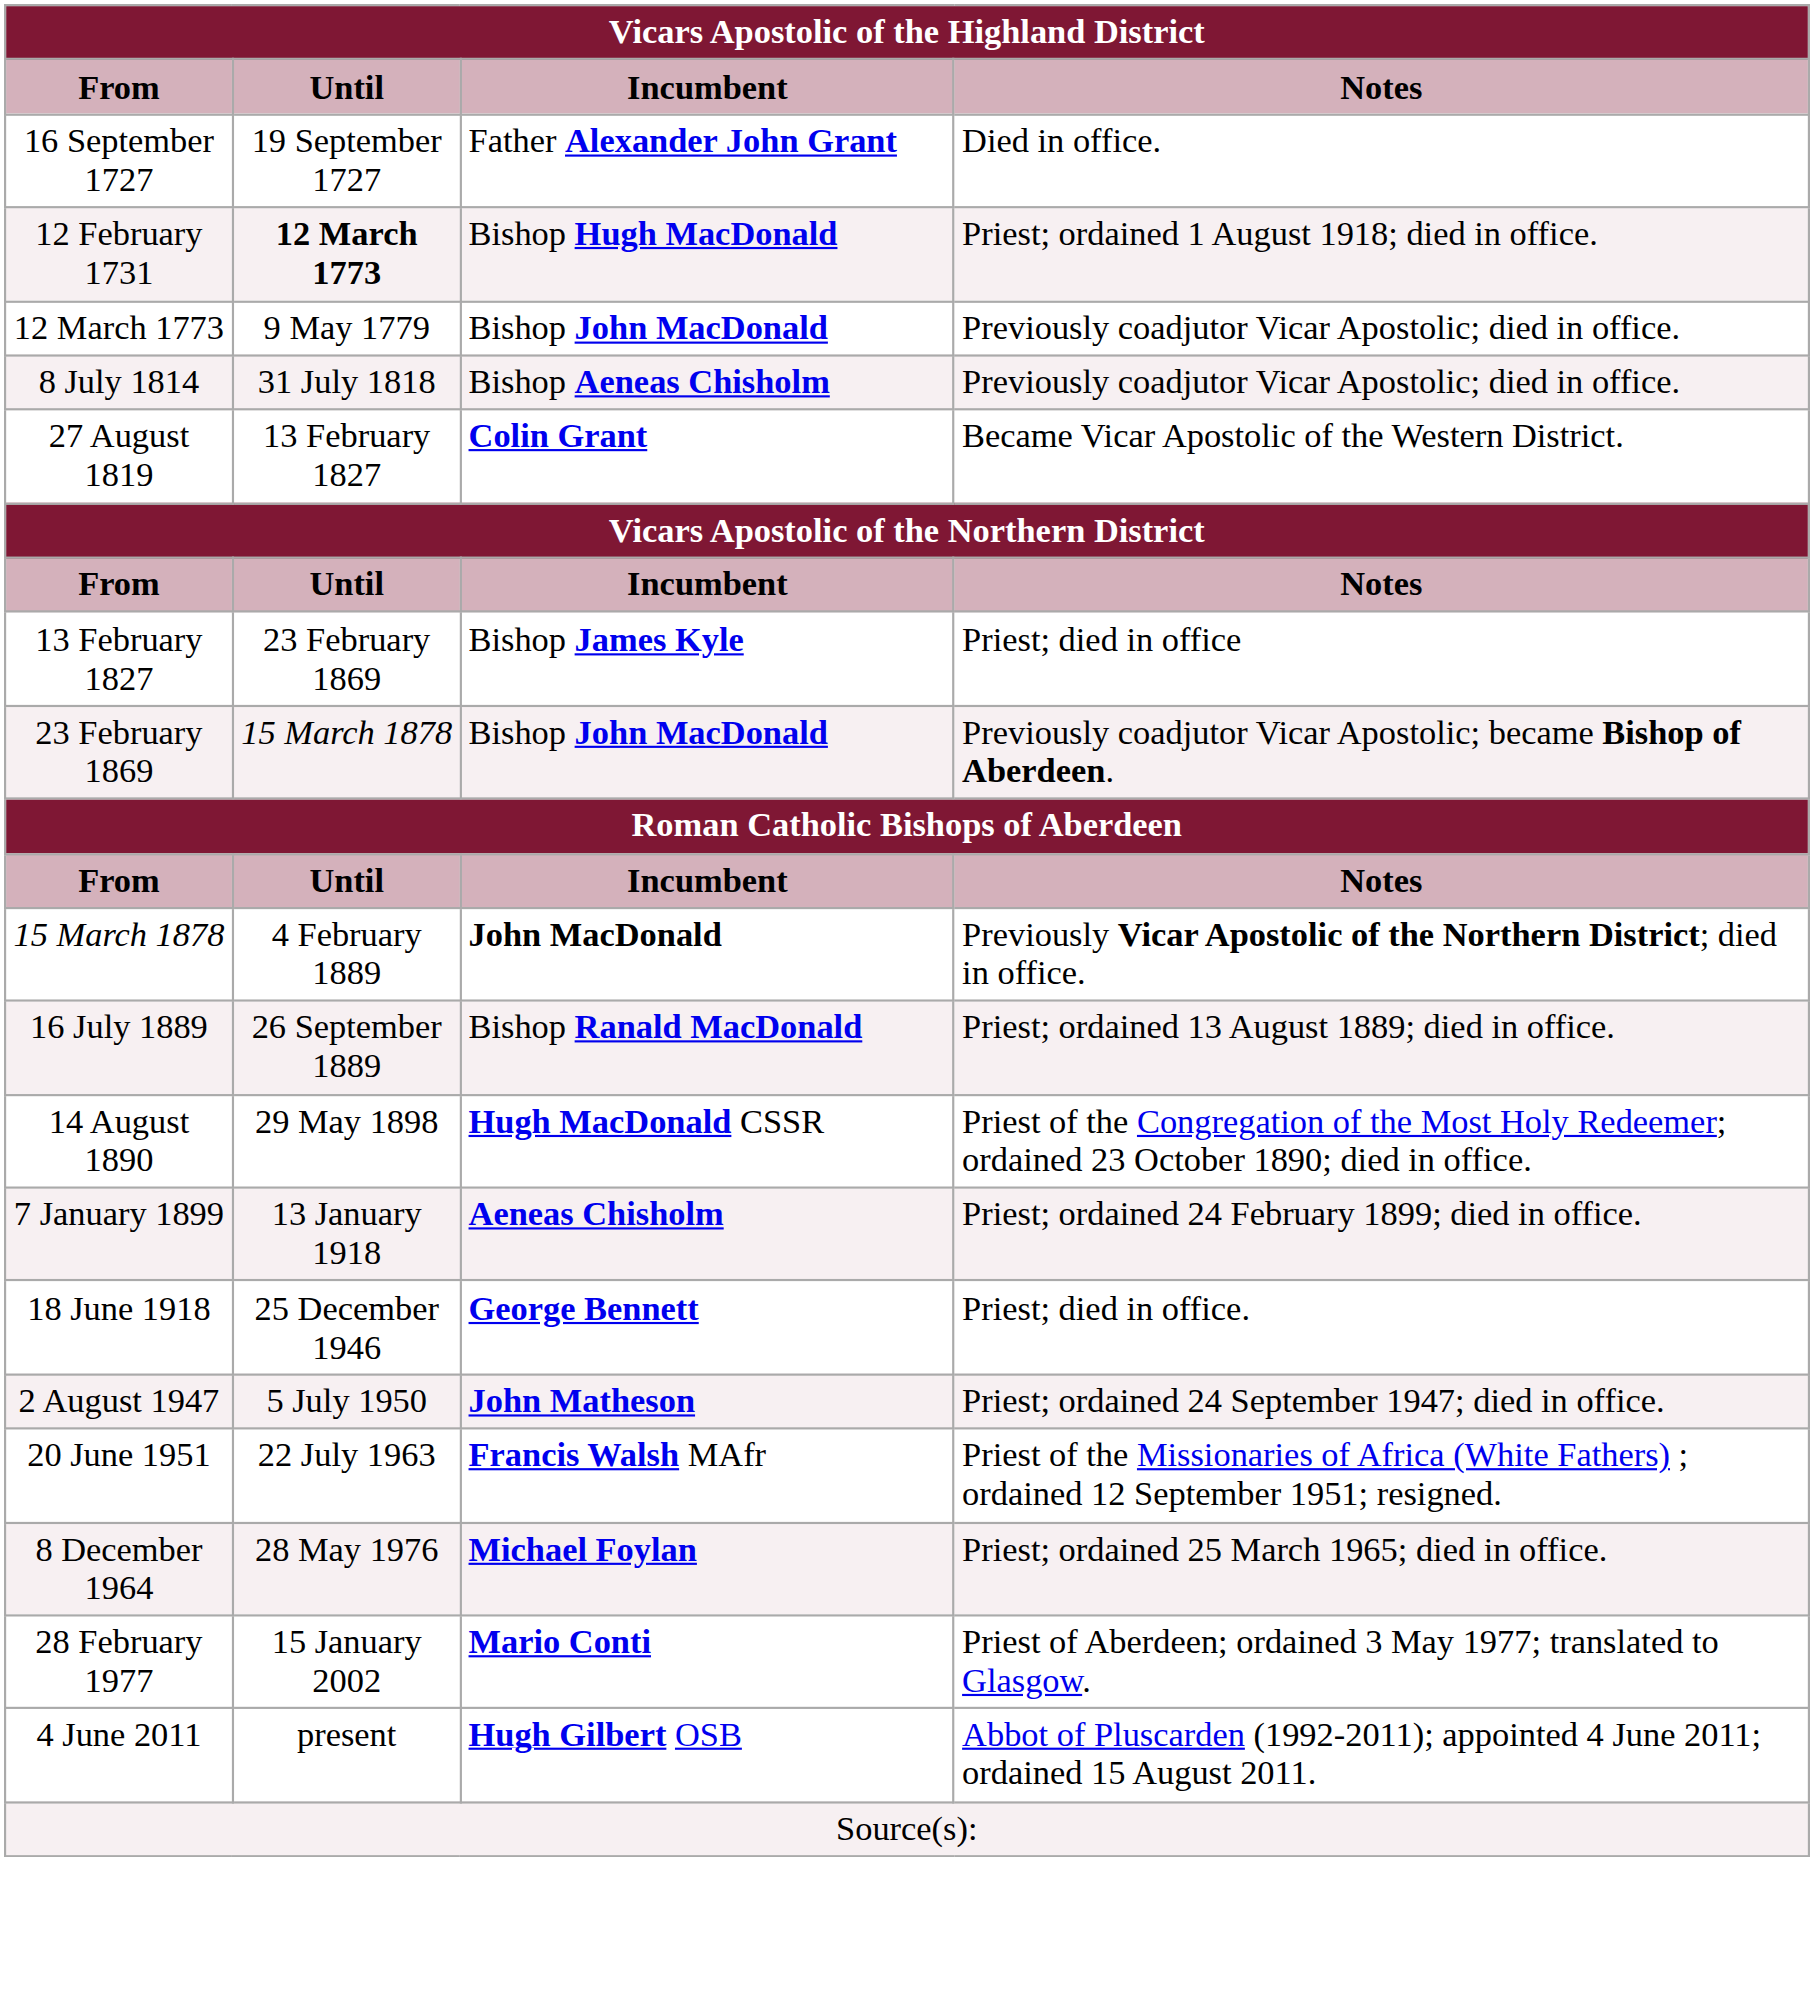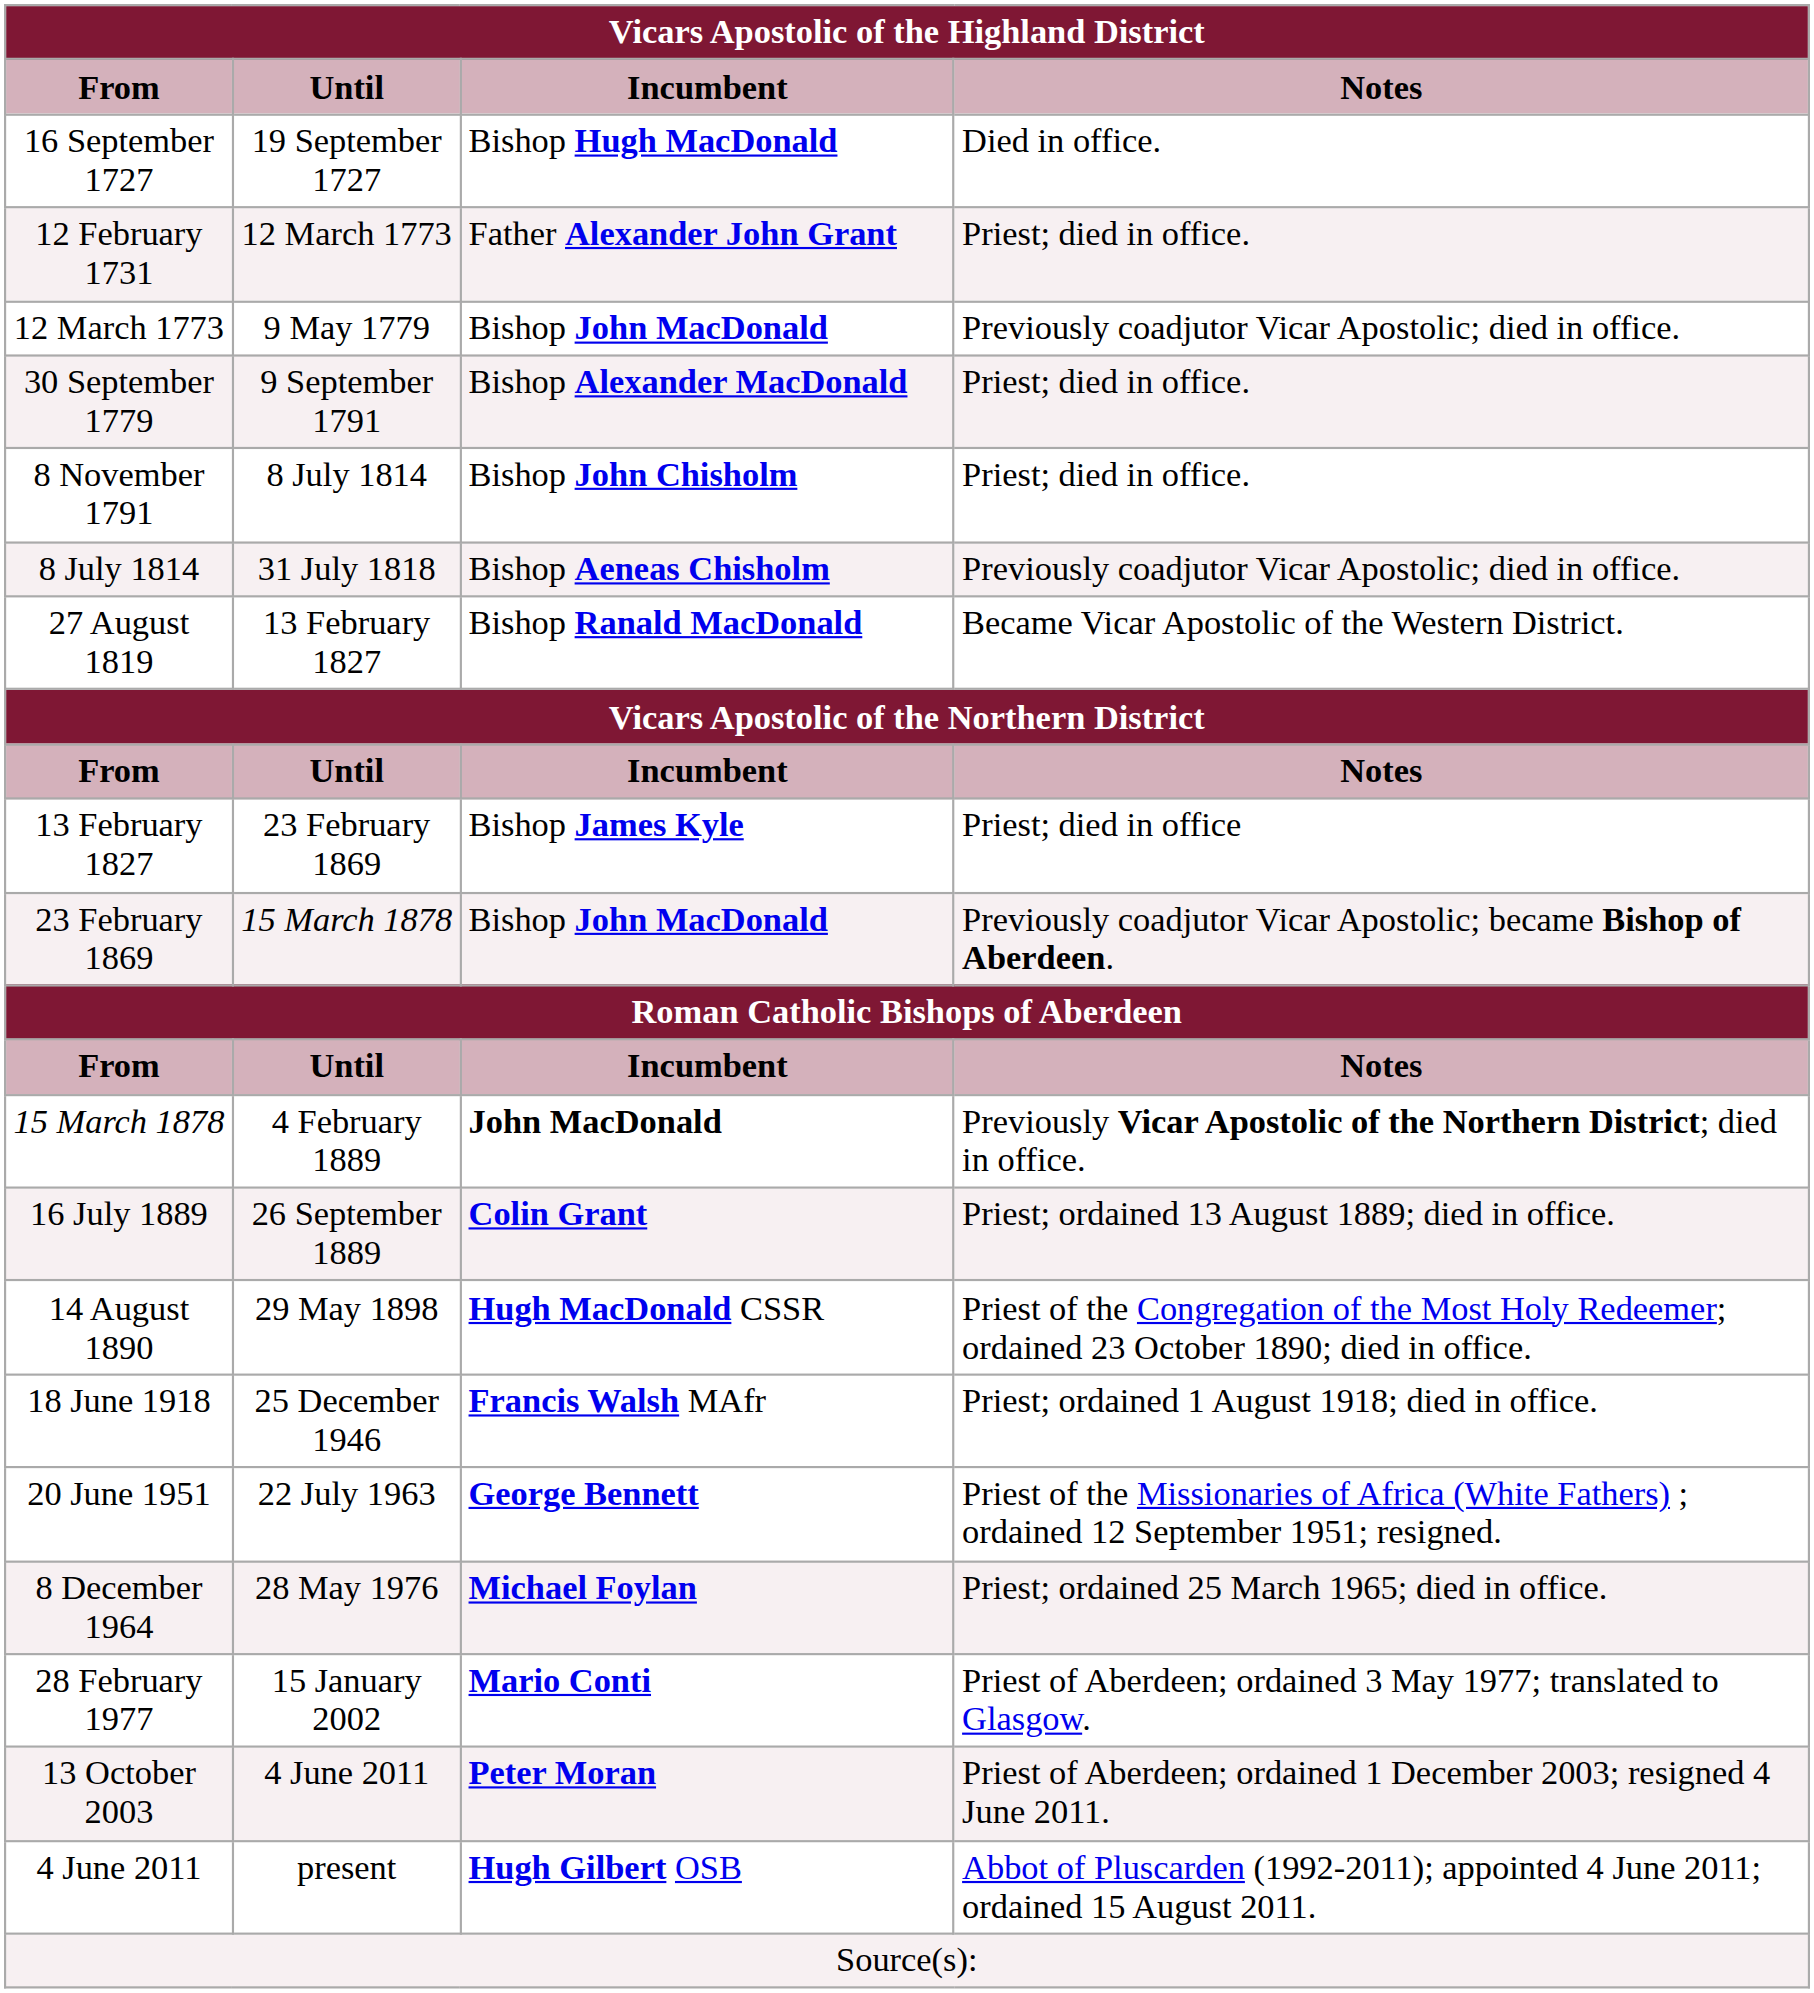(683, 140) Father Alexander John Grant -> (653, 140) Bishop Hugh MacDonald
(347, 253) bold -> (347, 234) normal
(653, 234) Bishop Hugh MacDonald -> (683, 234) Father Alexander John Grant
(1280, 234) Priest; ordained 1 August 1918; died in office. -> (1106, 234) Priest; died in office.
+ row: (119, 401)
+ row: (119, 494)
(558, 436) Colin Grant -> (665, 623) Bishop Ranald MacDonald
(665, 1027) Bishop Ranald MacDonald -> (558, 1214) Colin Grant
- row: (119, 1214)
(584, 1307) George Bennett -> (617, 1400) Francis Walsh MAfr
(1106, 1307) Priest; died in office. -> (1280, 1400) Priest; ordained 1 August 1918; died in office.
- row: (119, 1400)
(617, 1455) Francis Walsh MAfr -> (584, 1494) George Bennett
+ row: (119, 1793)
